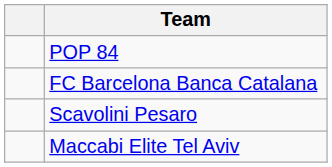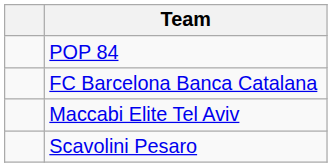rows swapped: (144, 146) <-> (123, 114)
